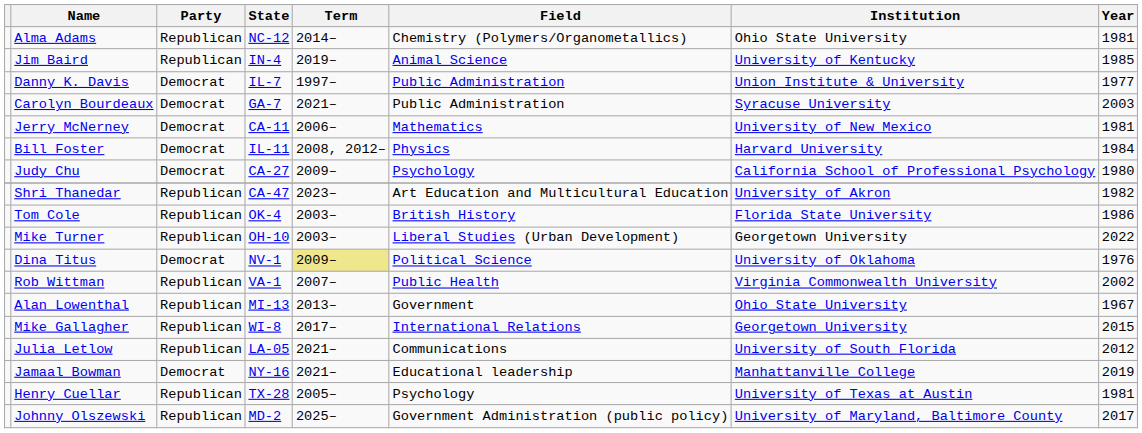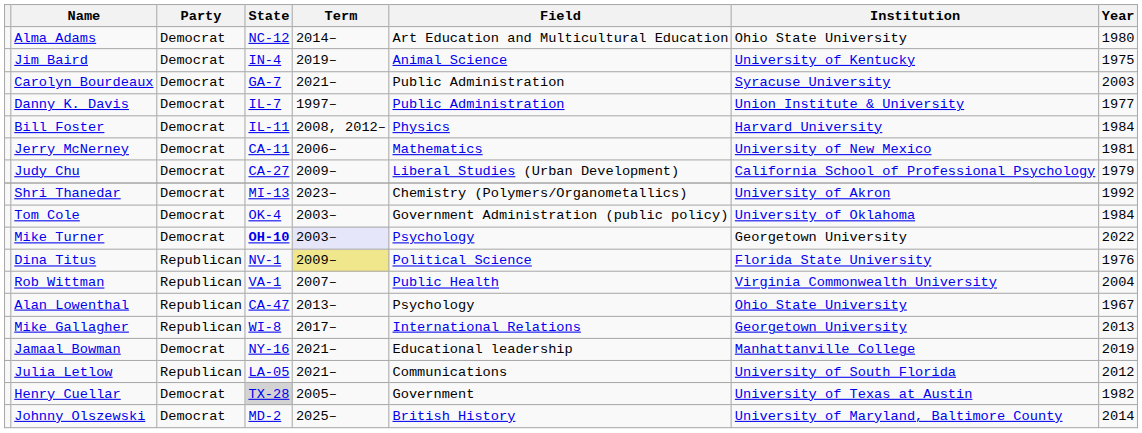(201, 38) Republican -> (193, 38) Democrat
(540, 38) Chemistry (Polymers/Organometallics) -> (560, 38) Art Education and Multicultural Education
(1118, 38) 1981 -> (1118, 38) 1980
(201, 60) Republican -> (193, 60) Democrat
(1118, 60) 1985 -> (1118, 60) 1975
rows swapped: (84, 105) <-> (72, 82)
rows swapped: (72, 127) <-> (59, 149)
(433, 171) Psychology -> (536, 171) Liberal Studies (Urban Development)
(1118, 171) 1980 -> (1118, 171) 1979
(201, 194) Republican -> (193, 194) Democrat
(269, 194) CA-47 -> (269, 194) MI-13
(560, 194) Art Education and Multicultural Education -> (540, 194) Chemistry (Polymers/Organometallics)
(1118, 194) 1982 -> (1118, 194) 1992
(201, 216) Republican -> (193, 216) Democrat
(454, 216) British History -> (560, 216) Government Administration (public policy)
(833, 216) Florida State University -> (825, 216) University of Oklahoma
(1118, 216) 1986 -> (1118, 216) 1984
(201, 238) Republican -> (193, 238) Democrat
(269, 238) normal -> (269, 238) bold
(316, 238) no background -> (316, 238) lavender background
(536, 238) Liberal Studies (Urban Development) -> (433, 238) Psychology
(193, 260) Democrat -> (201, 260) Republican
(825, 260) University of Oklahoma -> (833, 260) Florida State University
(1118, 283) 2002 -> (1118, 283) 2004
(269, 305) MI-13 -> (269, 305) CA-47
(433, 305) Government -> (433, 305) Psychology
(1118, 327) 2015 -> (1118, 327) 2013
rows swapped: (68, 372) <-> (63, 349)
(201, 394) Republican -> (193, 394) Democrat
(269, 394) no background -> (269, 394) lightgrey background
(433, 394) Psychology -> (433, 394) Government
(1118, 394) 1981 -> (1118, 394) 1982
(201, 416) Republican -> (193, 416) Democrat
(560, 416) Government Administration (public policy) -> (454, 416) British History
(1118, 416) 2017 -> (1118, 416) 2014
